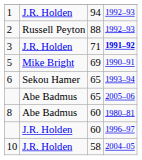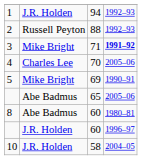(47, 46) J.R. Holden -> (48, 46) Mike Bright
+ row: (9, 63)
- row: (9, 79)
